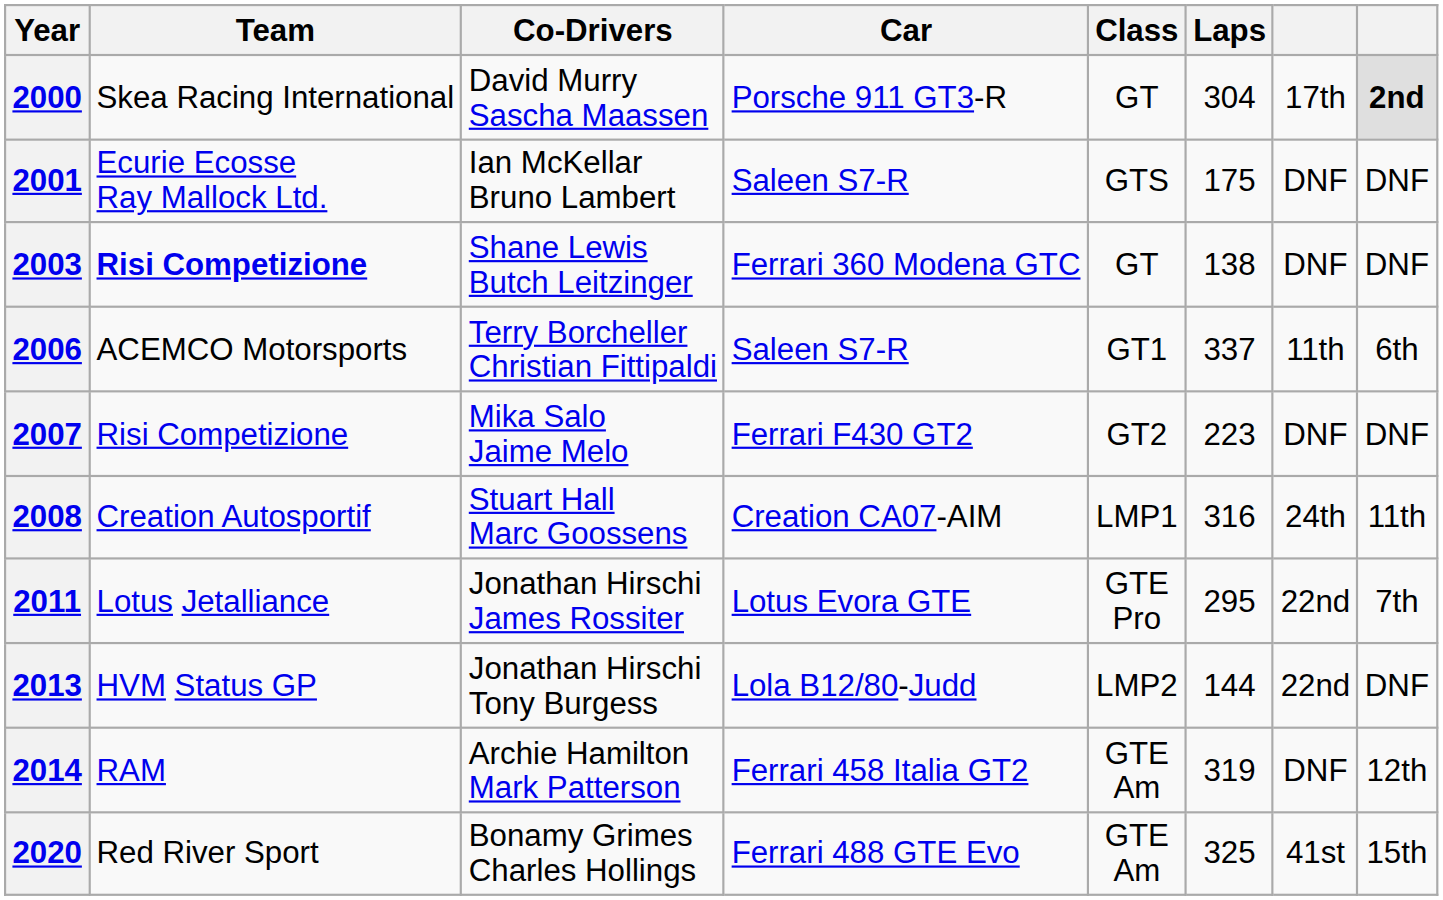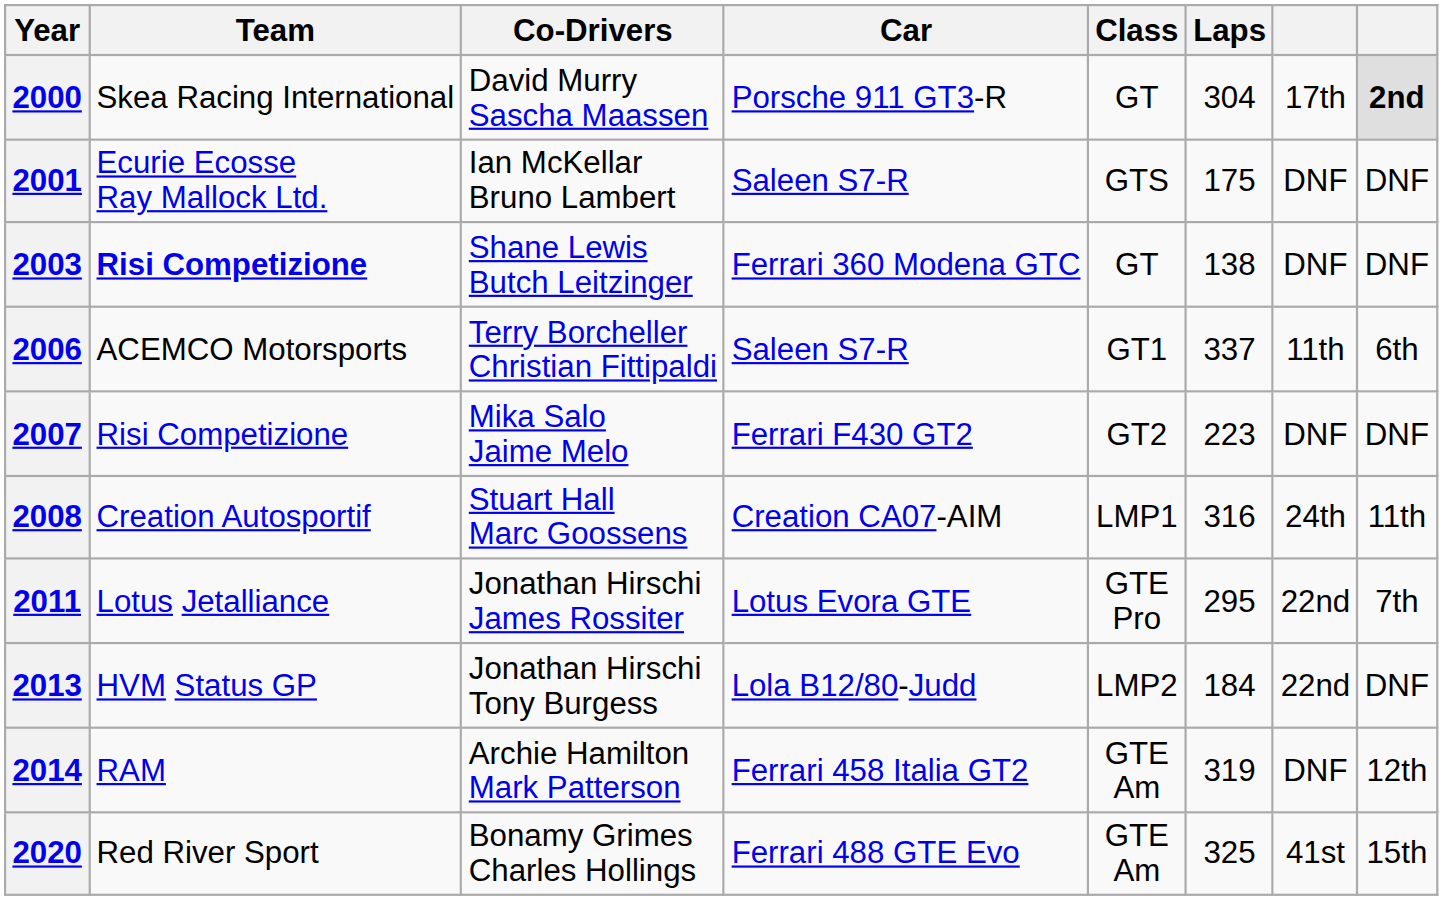(1230, 685) 144 -> (1230, 685) 184
